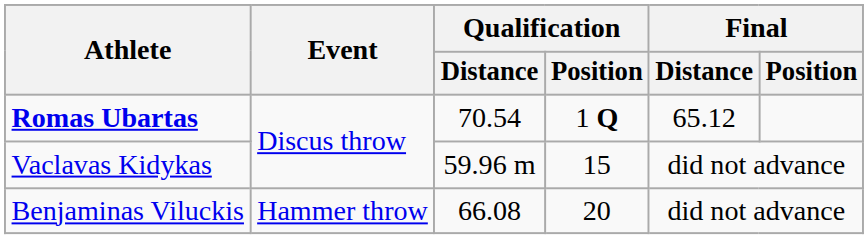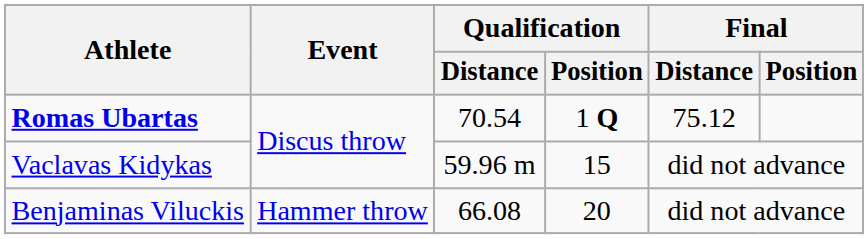(704, 118) 65.12 -> (704, 118) 75.12
